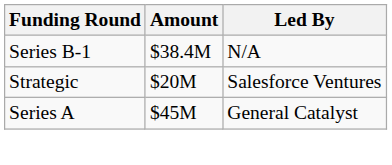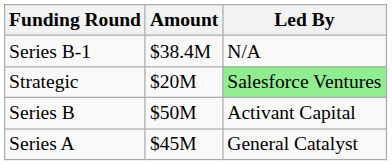(304, 81) no background -> (304, 81) lightgreen background
+ row: (42, 112)
